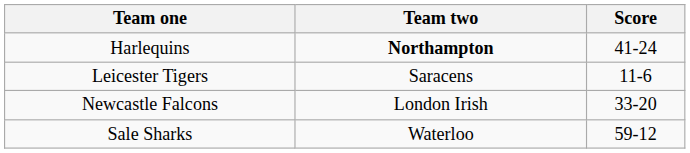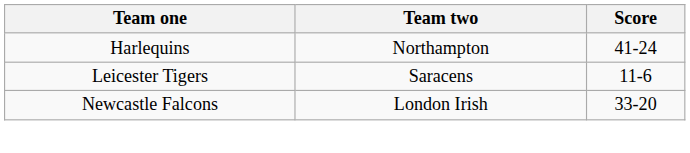(441, 47) bold -> (441, 47) normal
- row: (150, 133)
